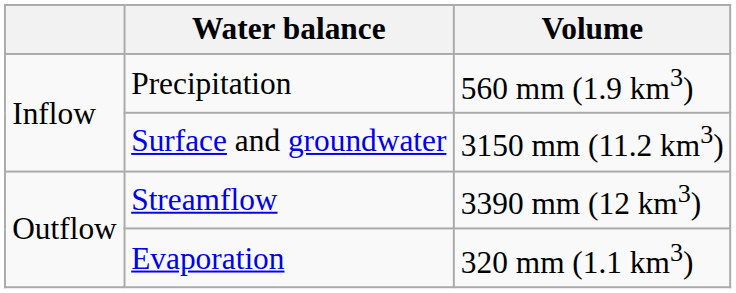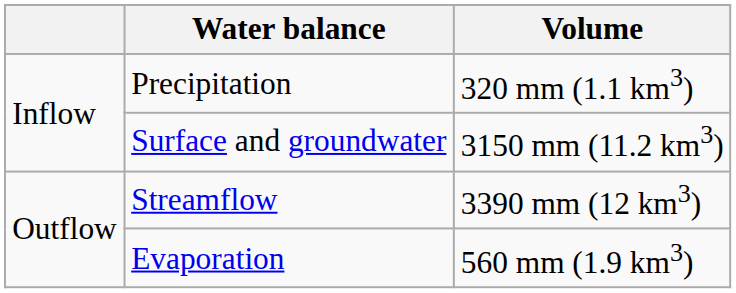(577, 83) 560 mm (1.9 km3) -> (577, 83) 320 mm (1.1 km3)
(577, 257) 320 mm (1.1 km3) -> (577, 257) 560 mm (1.9 km3)
